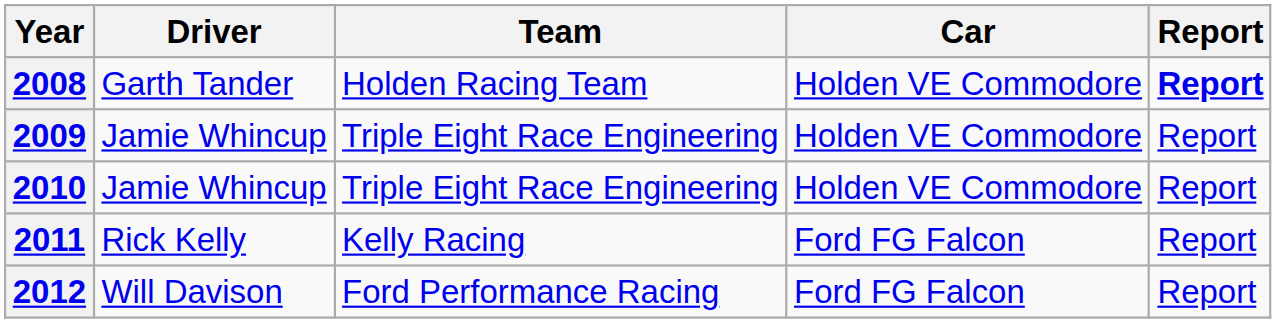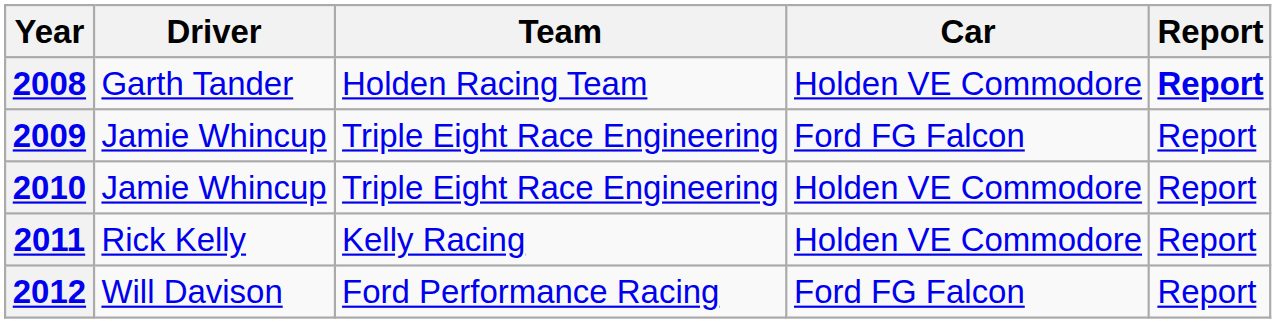(968, 136) Holden VE Commodore -> (909, 136) Ford FG Falcon
(909, 240) Ford FG Falcon -> (968, 240) Holden VE Commodore
